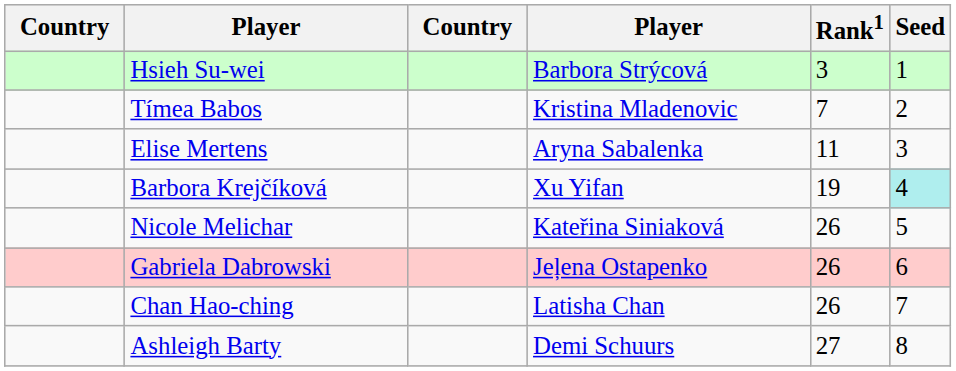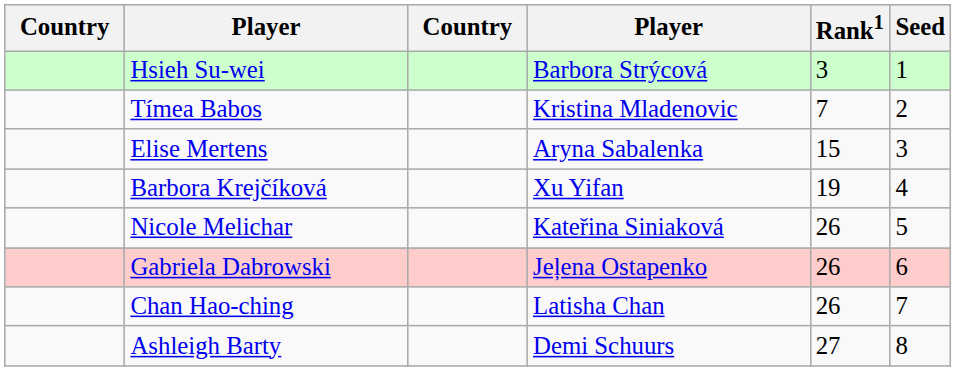(828, 148) 11 -> (828, 148) 15
(902, 188) paleturquoise background -> (902, 188) no background
